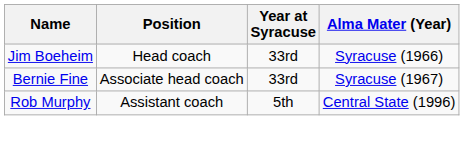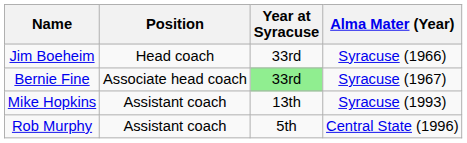(283, 79) no background -> (287, 79) lightgreen background
+ row: (52, 102)
